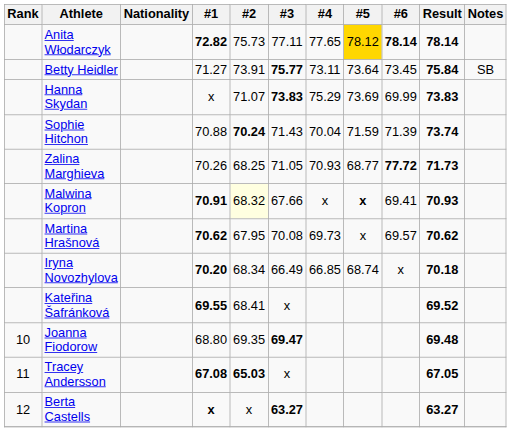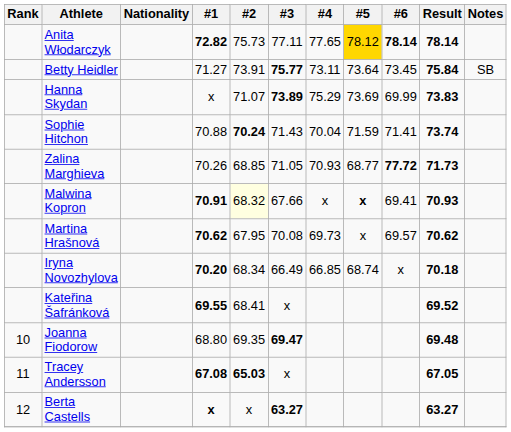(287, 97) 73.83 -> (287, 97) 73.89
(401, 131) 71.39 -> (401, 131) 71.41
(249, 166) 68.25 -> (249, 166) 68.85
